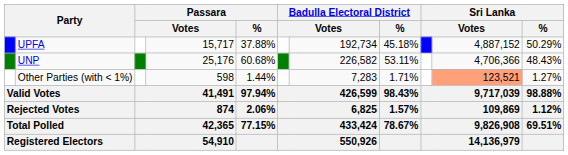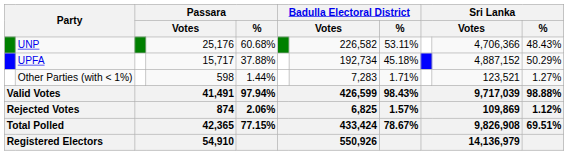rows swapped: (29, 61) <-> (31, 45)
(501, 77) lightsalmon background -> (501, 77) no background
